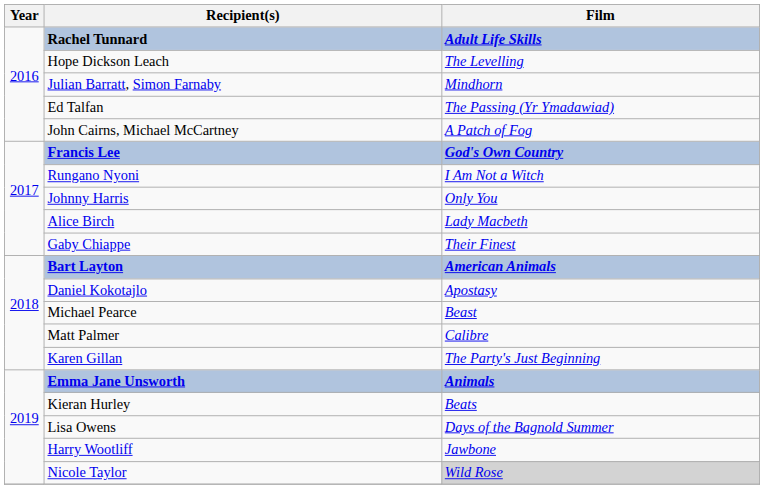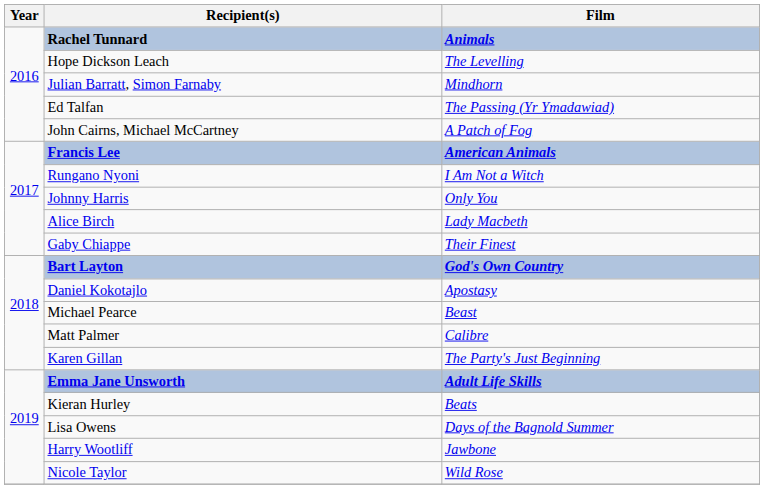(493, 38) Adult Life Skills -> (470, 38) Animals
(504, 152) God's Own Country -> (500, 152) American Animals
(500, 267) American Animals -> (504, 267) God's Own Country
(470, 381) Animals -> (493, 381) Adult Life Skills
(474, 472) lightgrey background -> (474, 472) no background
